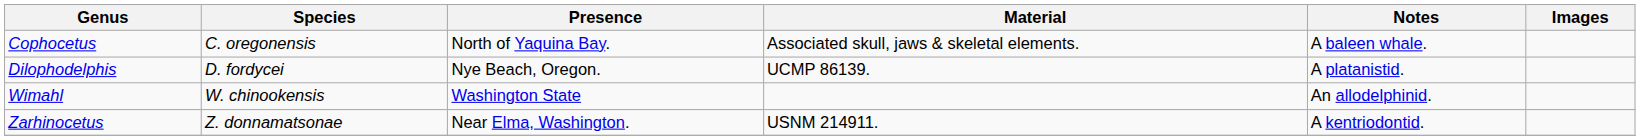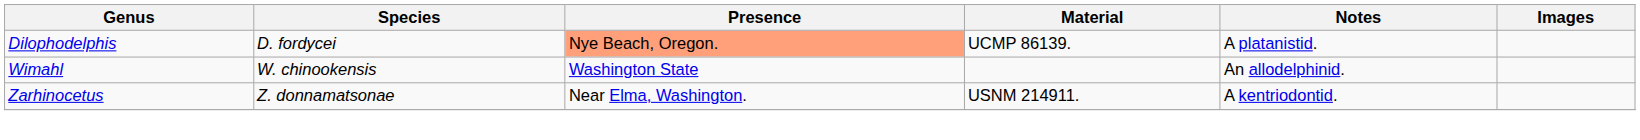- row: (52, 43)
(526, 69) no background -> (644, 43) lightsalmon background
